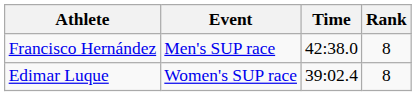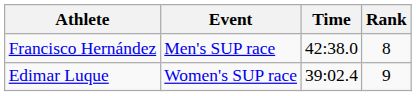(386, 76) 8 -> (386, 76) 9
